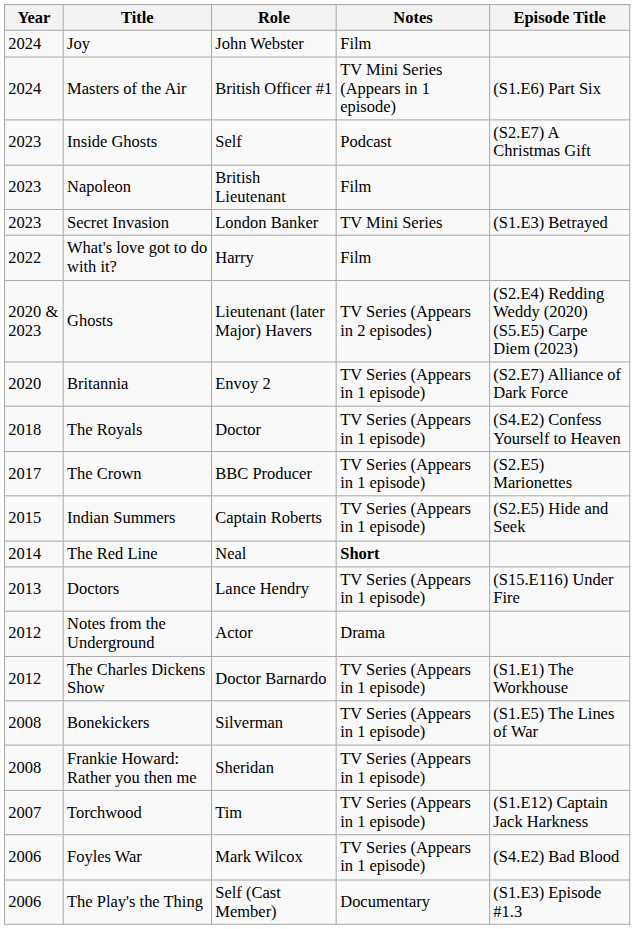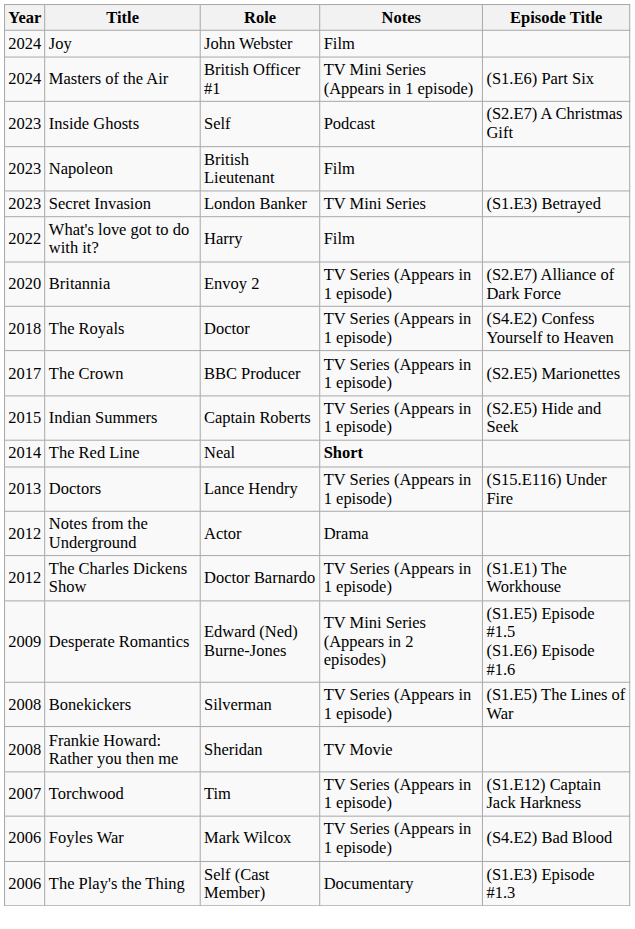- row: (90, 321)
+ row: (119, 641)
(406, 767) TV Series (Appears in 1 episode) -> (358, 749) TV Movie
